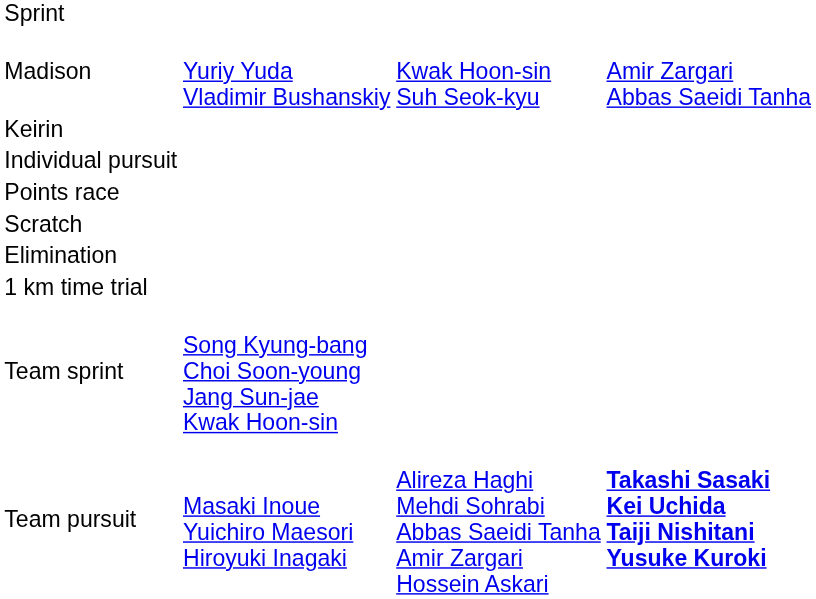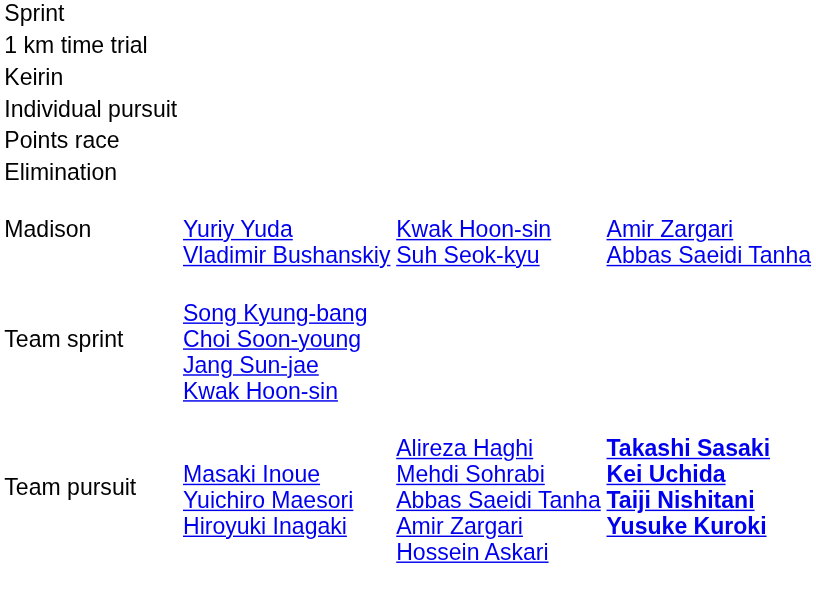rows swapped: (76, 287) <-> (48, 71)
- row: (43, 224)
